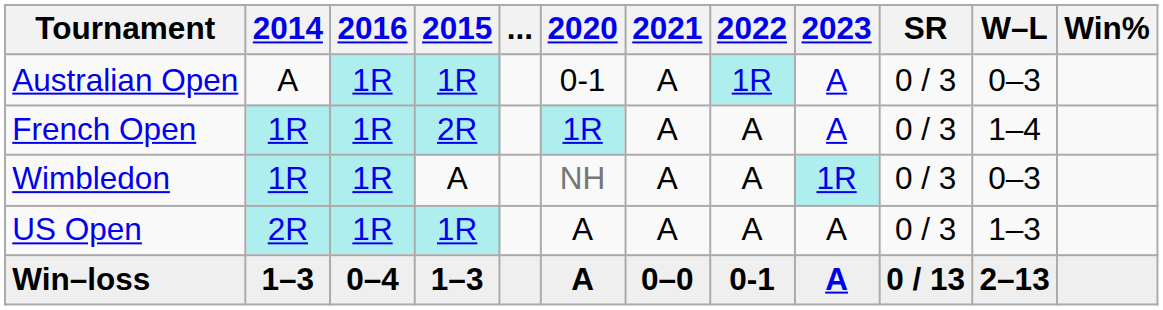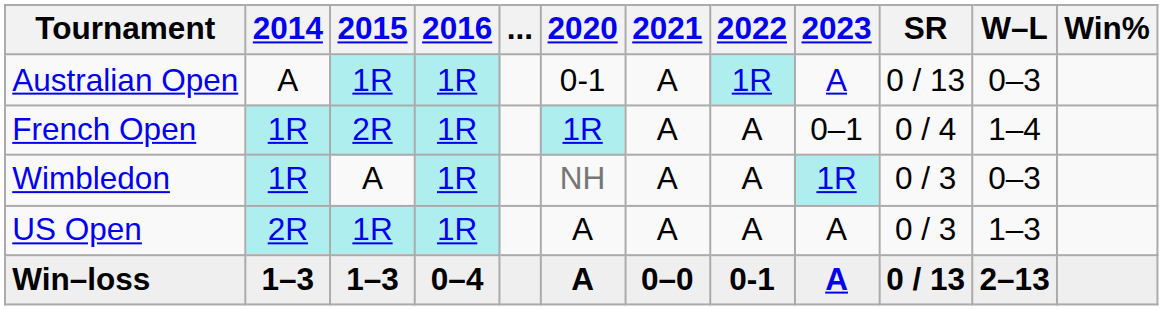columns swapped: (457, 29) <-> (373, 29)
(926, 79) 0 / 3 -> (926, 79) 0 / 13
(837, 129) A -> (837, 129) 0–1
(926, 129) 0 / 3 -> (926, 129) 0 / 4
